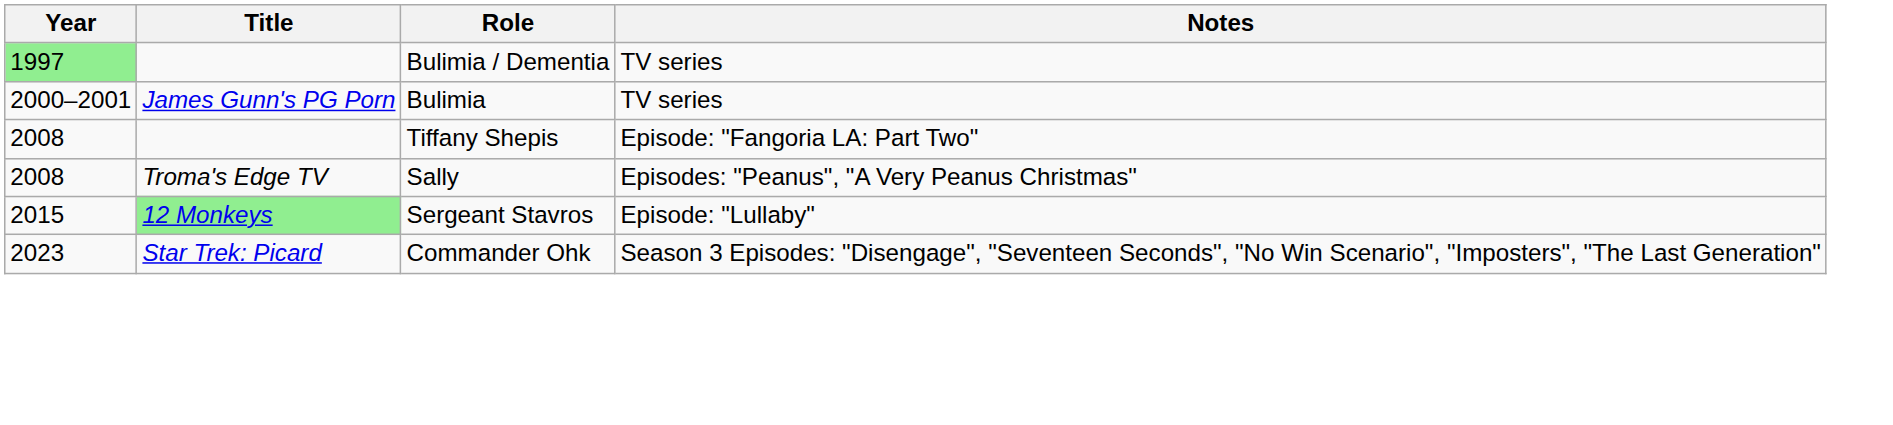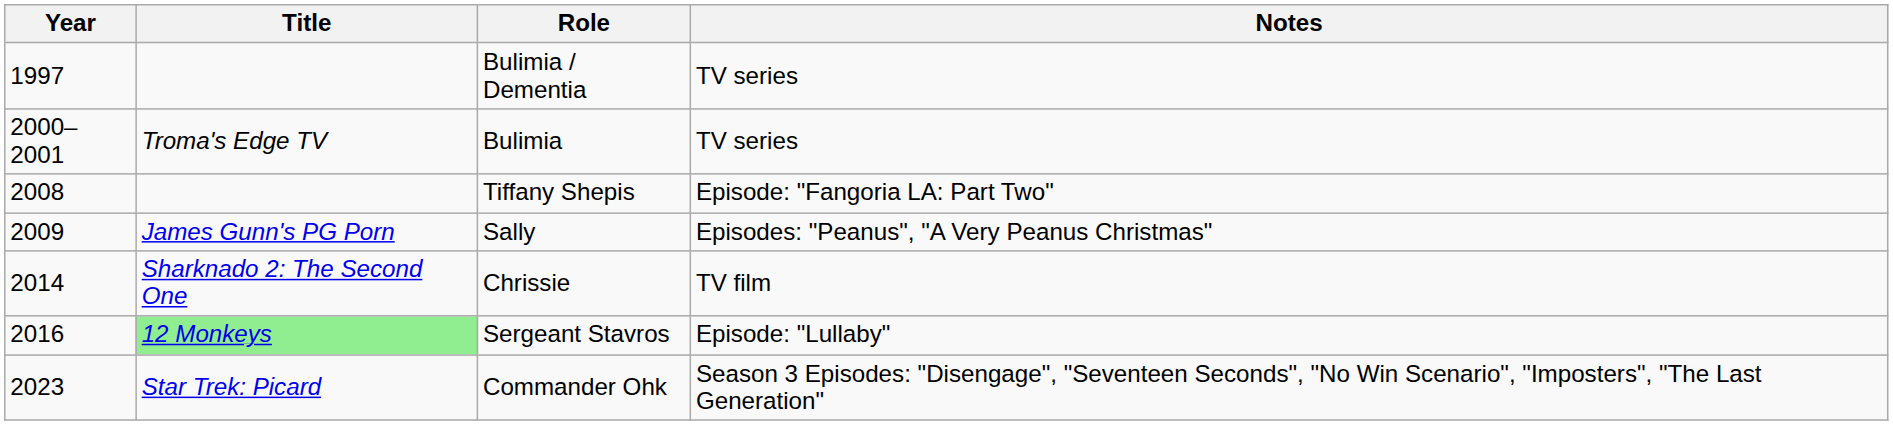(37, 61) lightgreen background -> (37, 75) no background
(269, 100) James Gunn's PG Porn -> (234, 141) Troma's Edge TV
(37, 176) 2008 -> (37, 231) 2009
(235, 176) Troma's Edge TV -> (268, 231) James Gunn's PG Porn
+ row: (527, 283)
(37, 215) 2015 -> (37, 335) 2016
